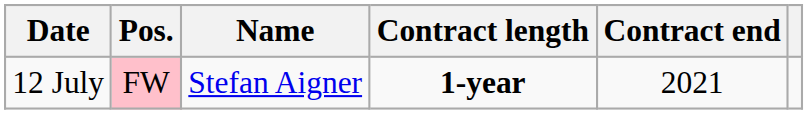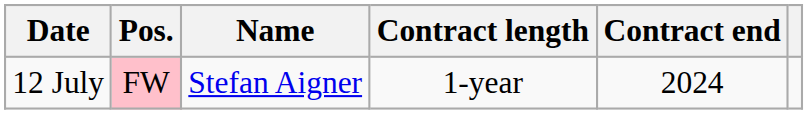(483, 82) bold -> (483, 82) normal
(692, 82) 2021 -> (692, 82) 2024
